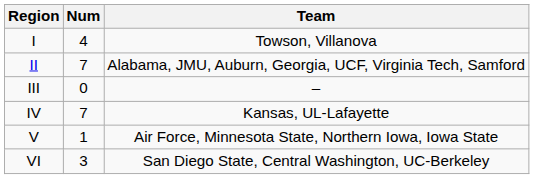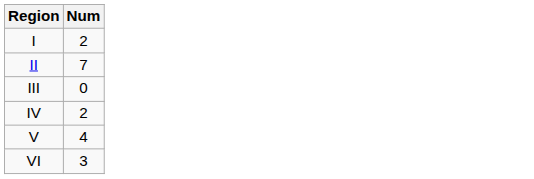- column: (316, 16)
(83, 40) 4 -> (83, 40) 2
(83, 112) 7 -> (83, 112) 2
(83, 137) 1 -> (83, 137) 4
